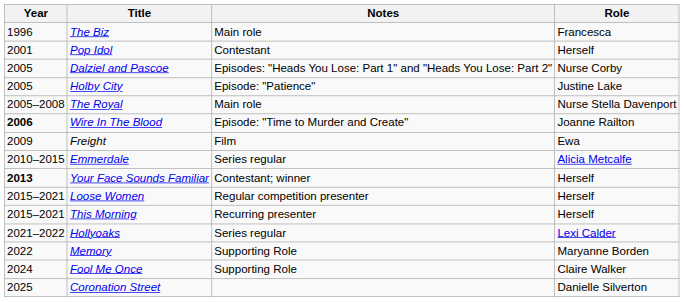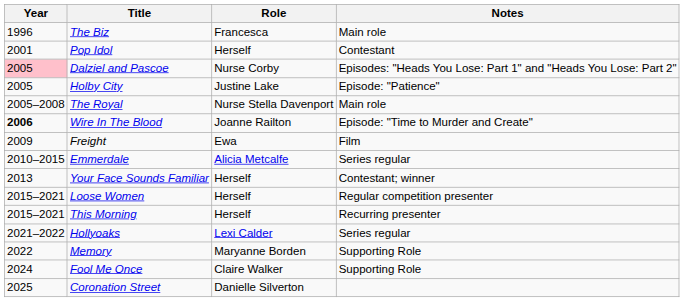columns swapped: (617, 13) <-> (383, 13)
(20, 68) no background -> (20, 68) pink background
(20, 178) bold -> (20, 178) normal
